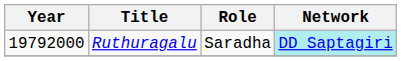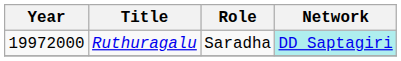(46, 43) 19792000 -> (46, 43) 19972000
